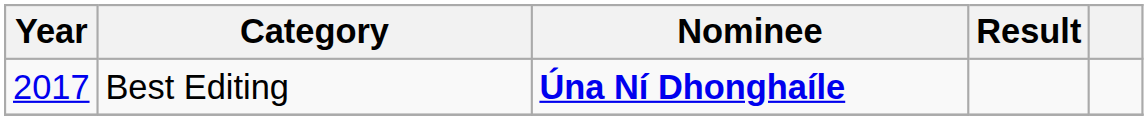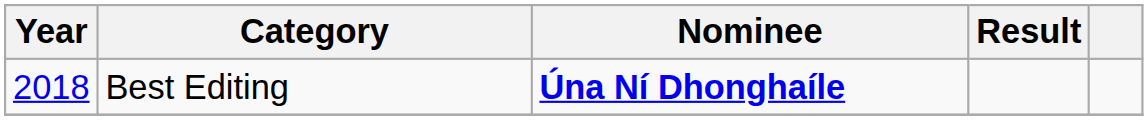(51, 86) 2017 -> (51, 86) 2018
